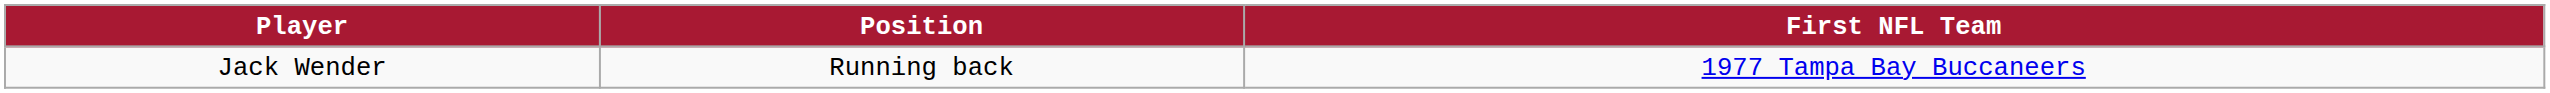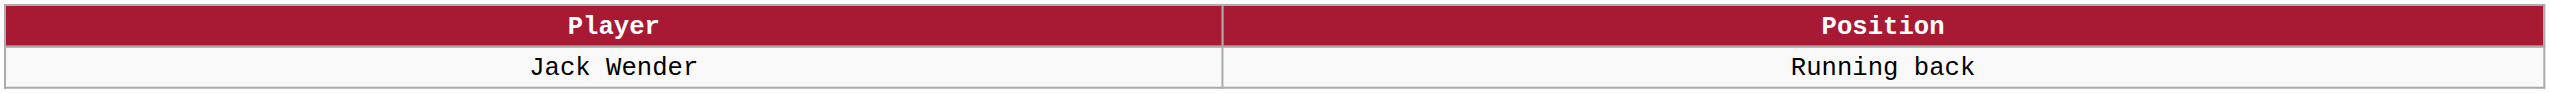- column: (1894, 26)
